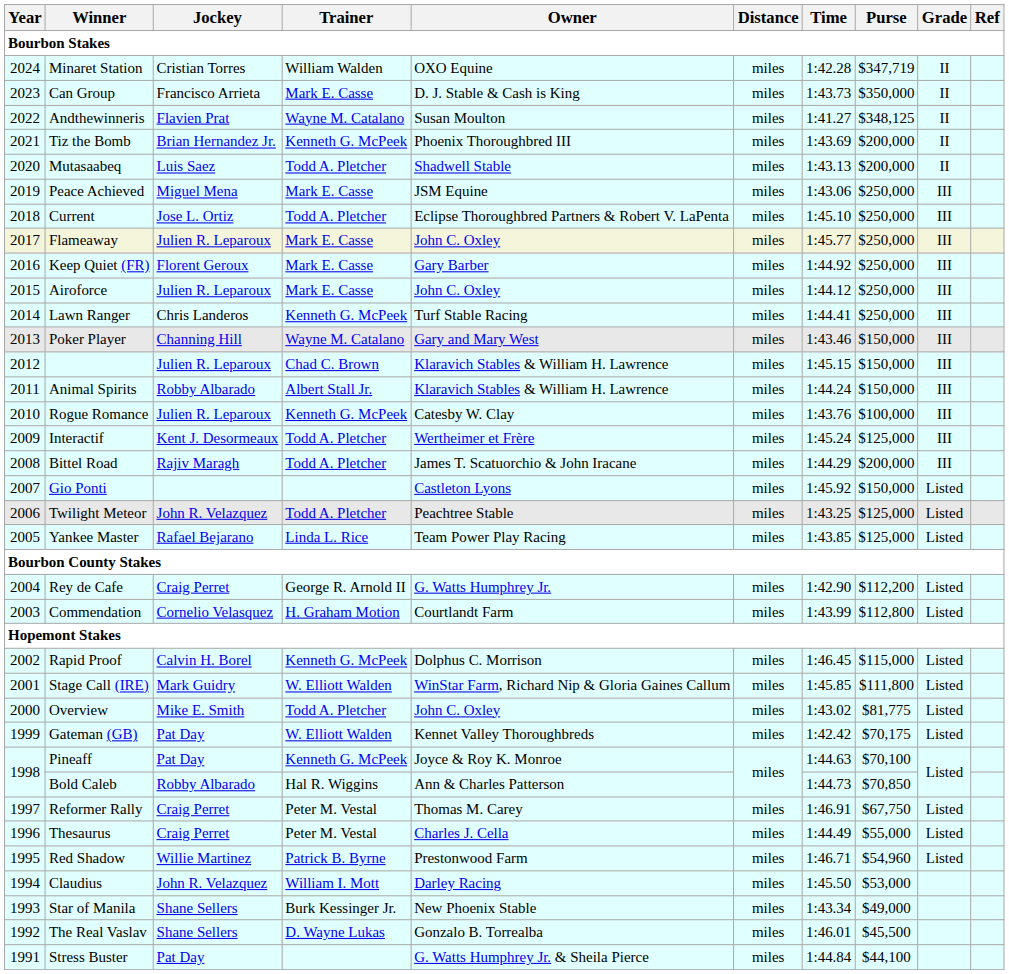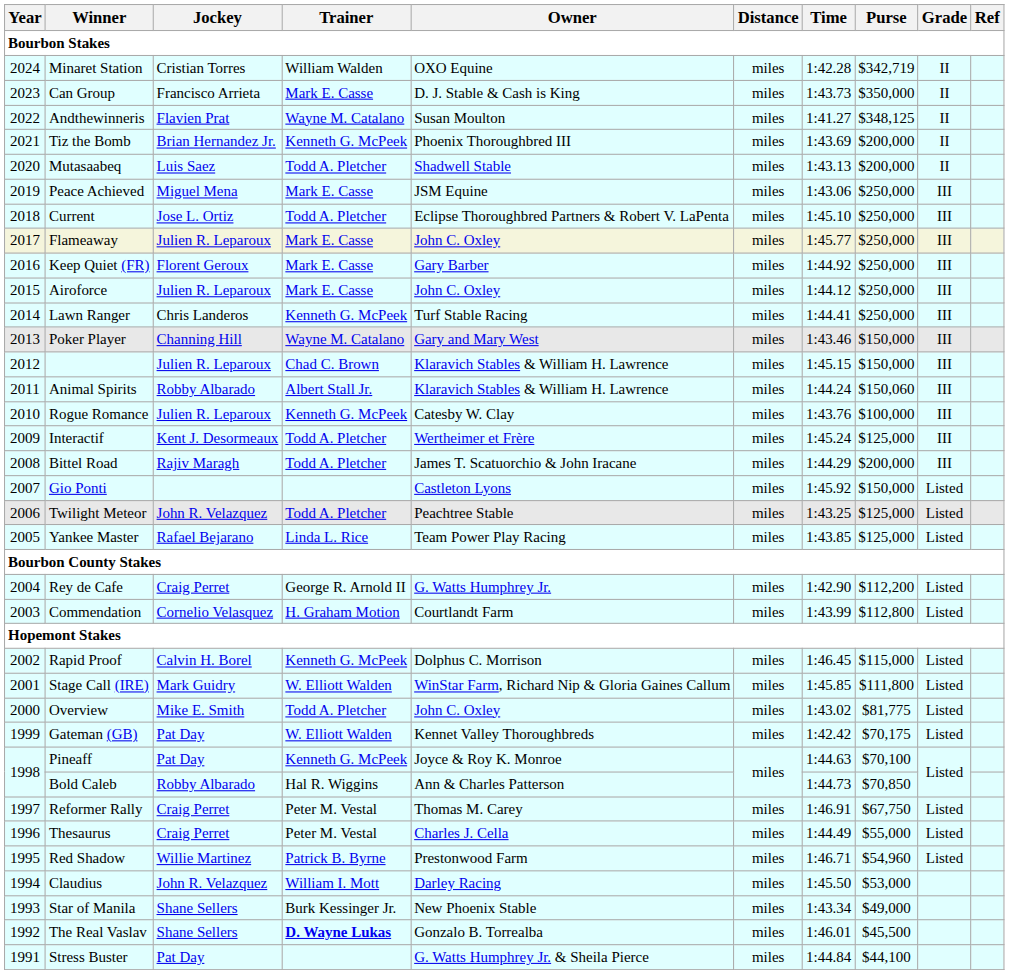(886, 67) $347,719 -> (886, 67) $342,719
(886, 389) $150,000 -> (886, 389) $150,060
(335, 932) normal -> (338, 932) bold
